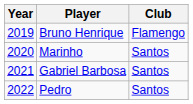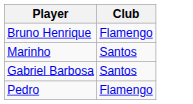- column: (20, 14)
(150, 90) Santos -> (126, 90) Flamengo
